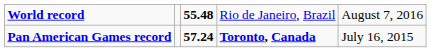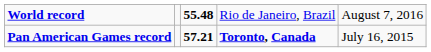(199, 36) 57.24 -> (199, 36) 57.21
